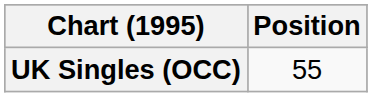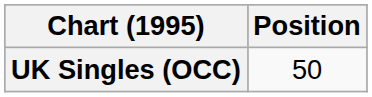(307, 69) 55 -> (307, 69) 50
